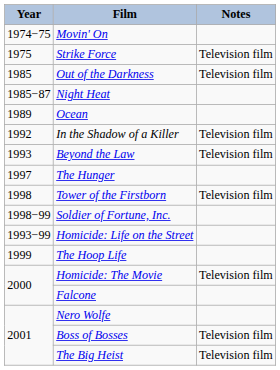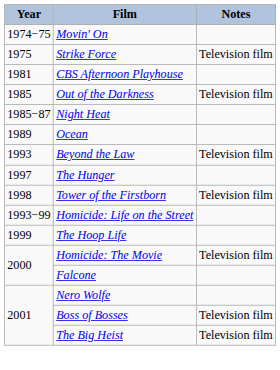+ row: (120, 74)
- row: (117, 135)
- row: (113, 215)
